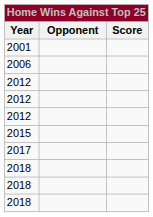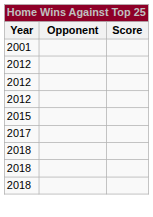- row: (19, 64)
